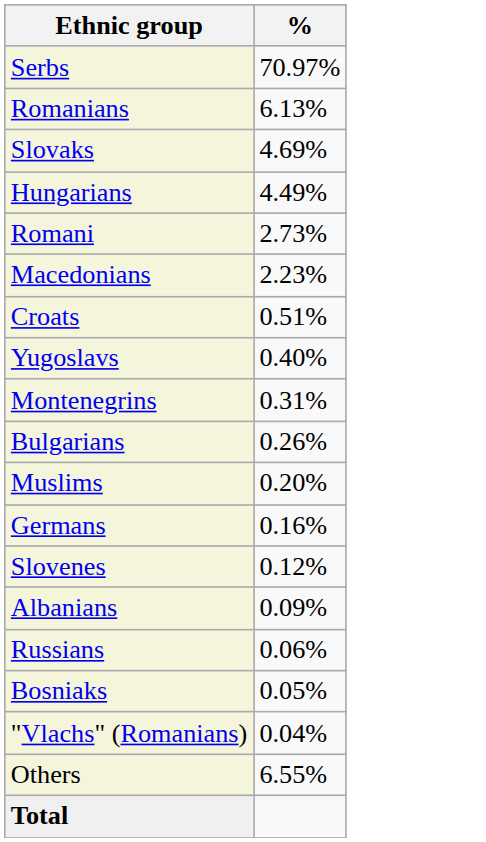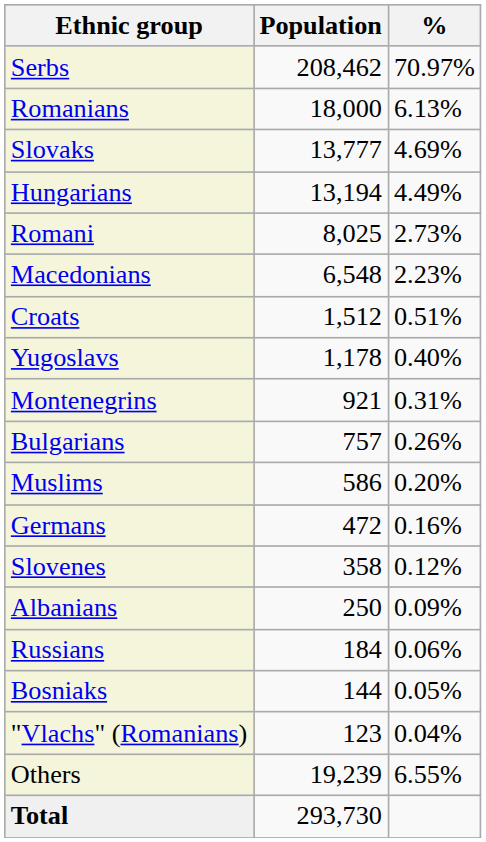+ column: (321, 25)
